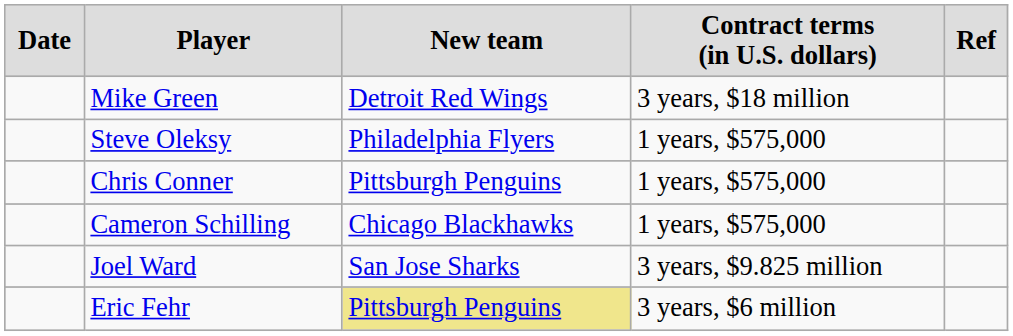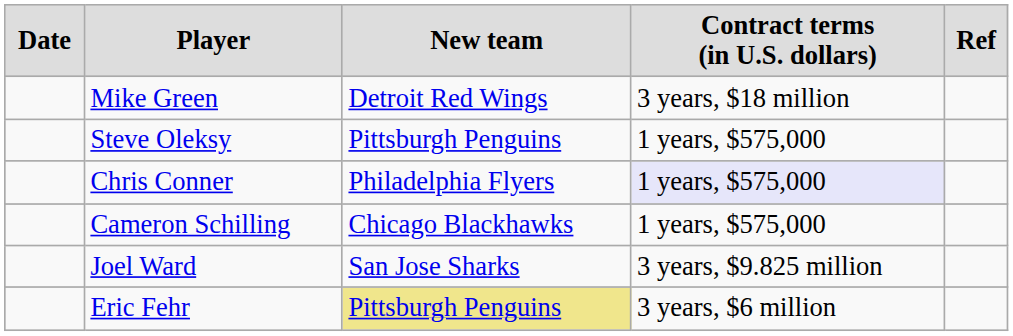(451, 139) Philadelphia Flyers -> (455, 139) Pittsburgh Penguins
(455, 181) Pittsburgh Penguins -> (451, 181) Philadelphia Flyers
(731, 181) no background -> (731, 181) lavender background
